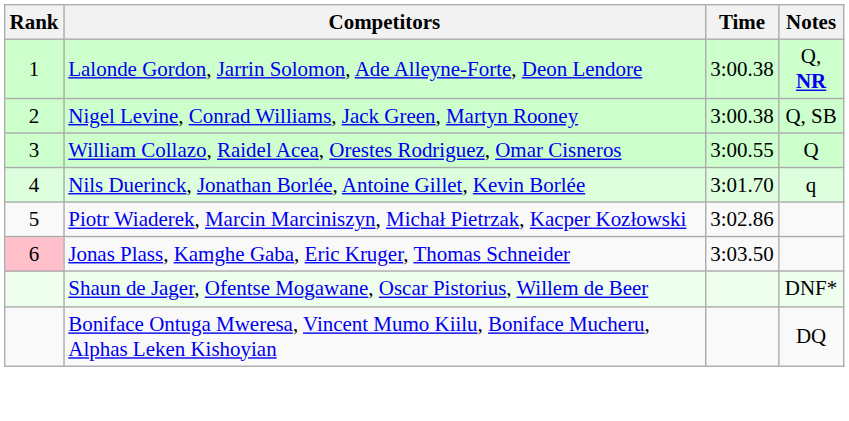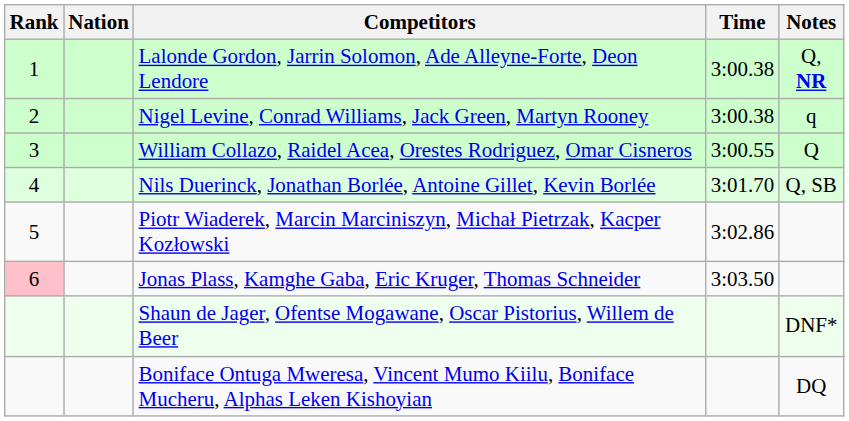+ column: (99, 21)
(811, 115) Q, SB -> (811, 115) q
(811, 185) q -> (811, 185) Q, SB
